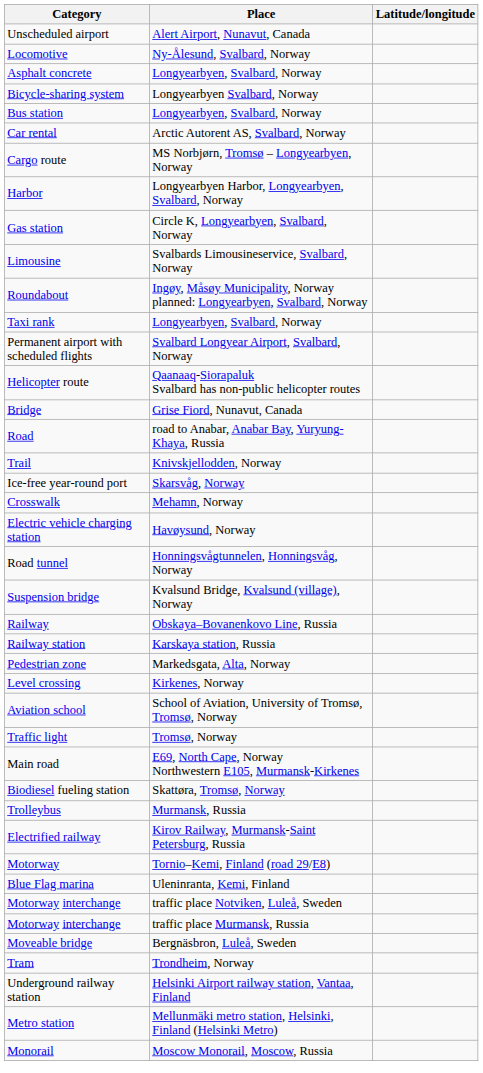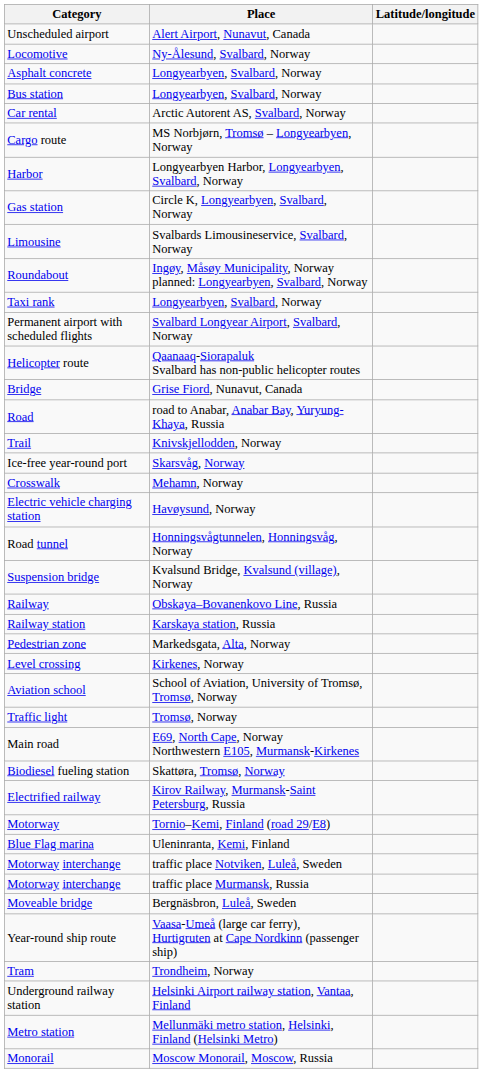- row: (66, 93)
- row: (34, 810)
+ row: (62, 937)
